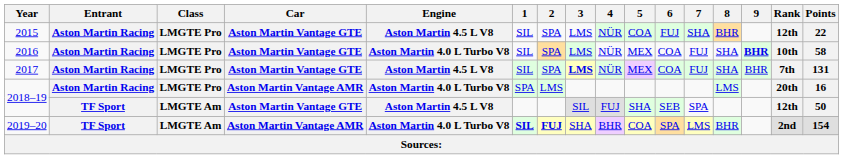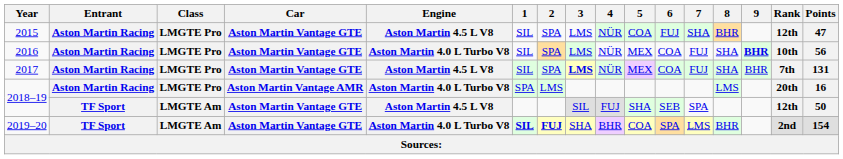(821, 32) 22 -> (821, 32) 47
(821, 50) 58 -> (821, 50) 56
(295, 125) Aston Martin Vantage AMR -> (295, 125) Aston Martin Vantage GTE
